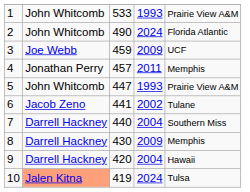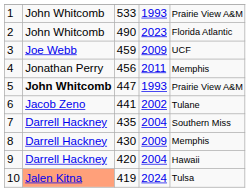(150, 31) 2024 -> (154, 31) 2023
(122, 68) 457 -> (126, 68) 456
(65, 86) normal -> (68, 86) bold
(122, 123) 440 -> (126, 123) 435
